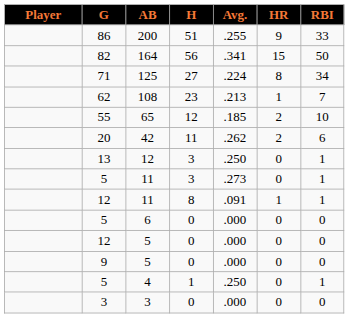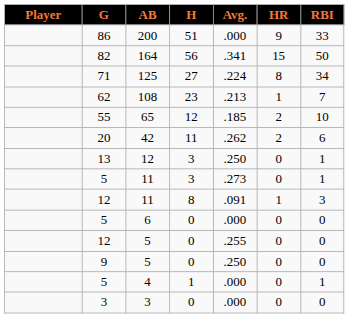(235, 35) .255 -> (235, 35) .000
(322, 199) 1 -> (322, 199) 3
(235, 240) .000 -> (235, 240) .255
(235, 261) .000 -> (235, 261) .250
(235, 281) .250 -> (235, 281) .000
